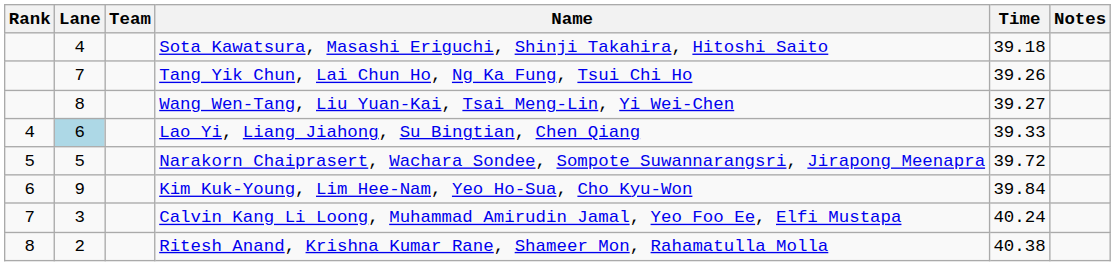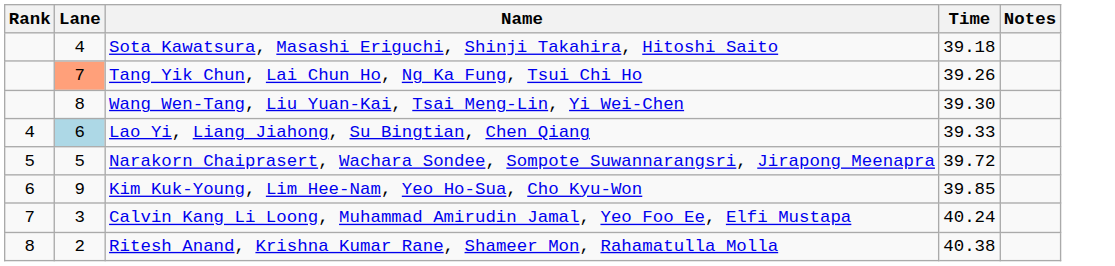- column: (130, 19)
(80, 76) no background -> (80, 76) lightsalmon background
(1020, 104) 39.27 -> (969, 104) 39.30
(1020, 189) 39.84 -> (969, 189) 39.85
